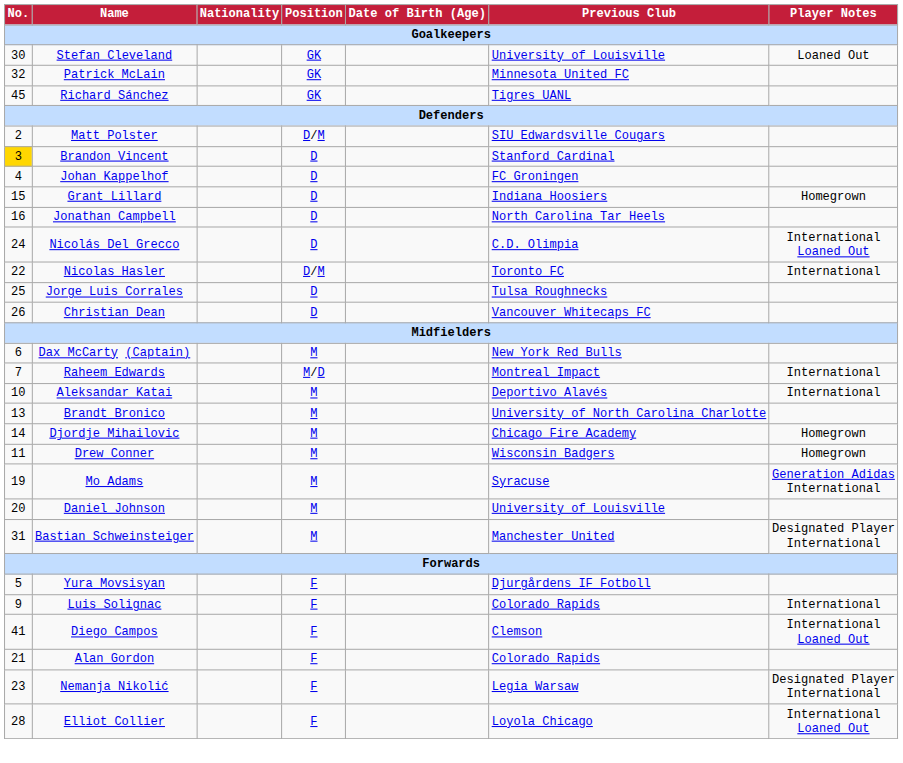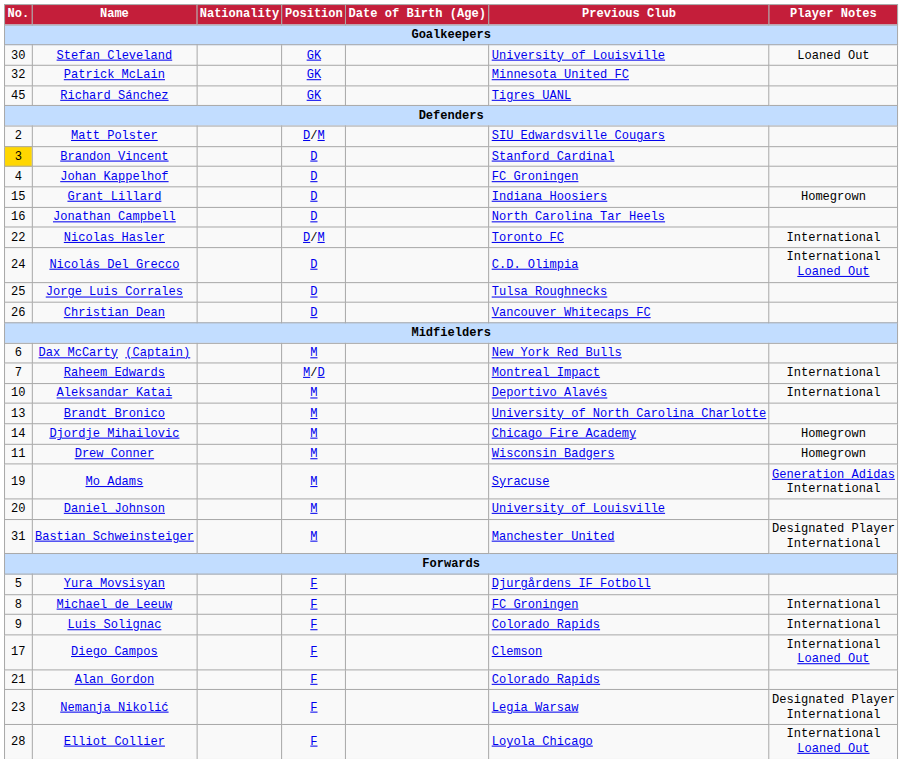rows swapped: (114, 272) <-> (114, 244)
+ row: (114, 604)
(18, 632) 41 -> (18, 652) 17
